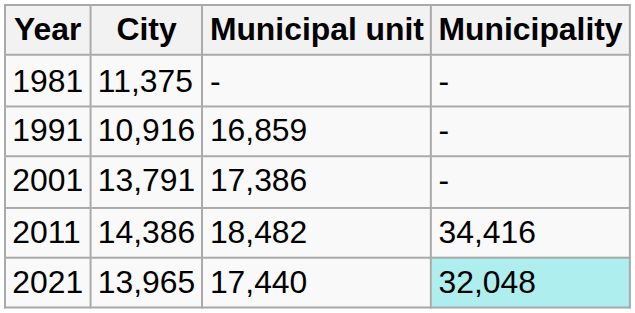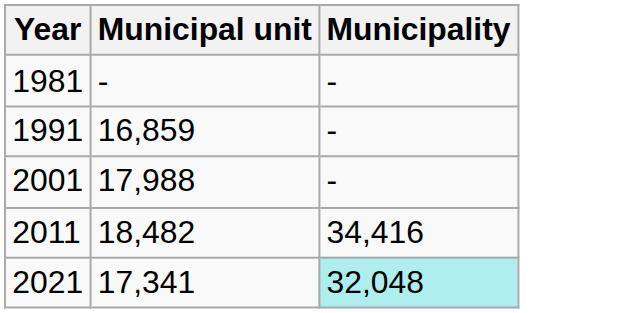- column: (147, 29)
(259, 181) 17,386 -> (147, 181) 17,988
(259, 282) 17,440 -> (147, 282) 17,341
